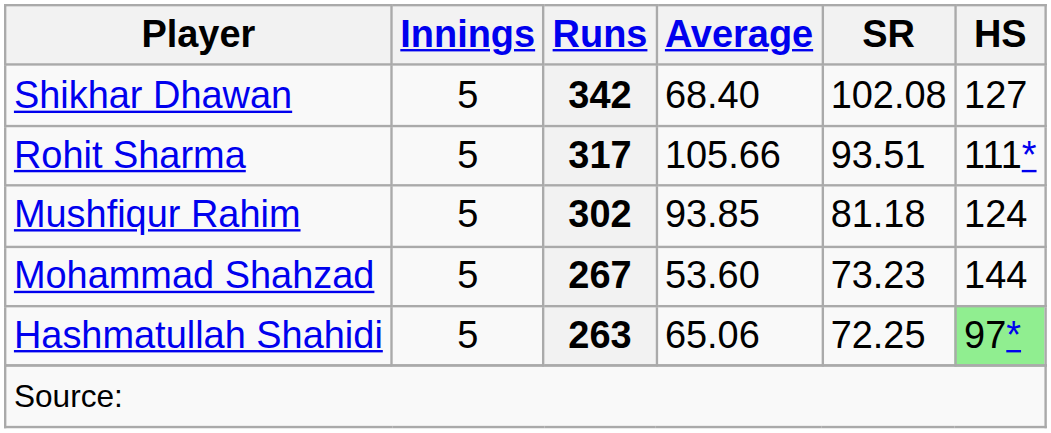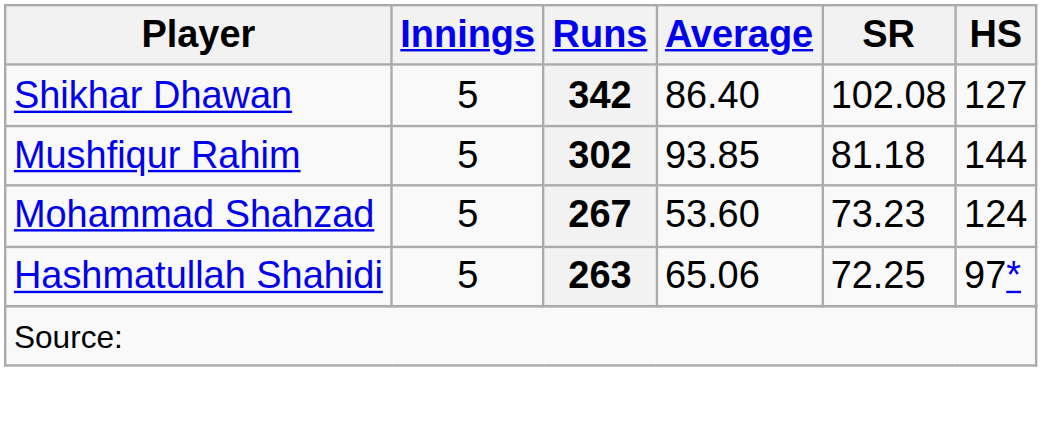(712, 94) 68.40 -> (712, 94) 86.40
- row: (130, 154)
(996, 214) 124 -> (996, 154) 144
(996, 275) 144 -> (996, 214) 124
(993, 335) lightgreen background -> (993, 275) no background
